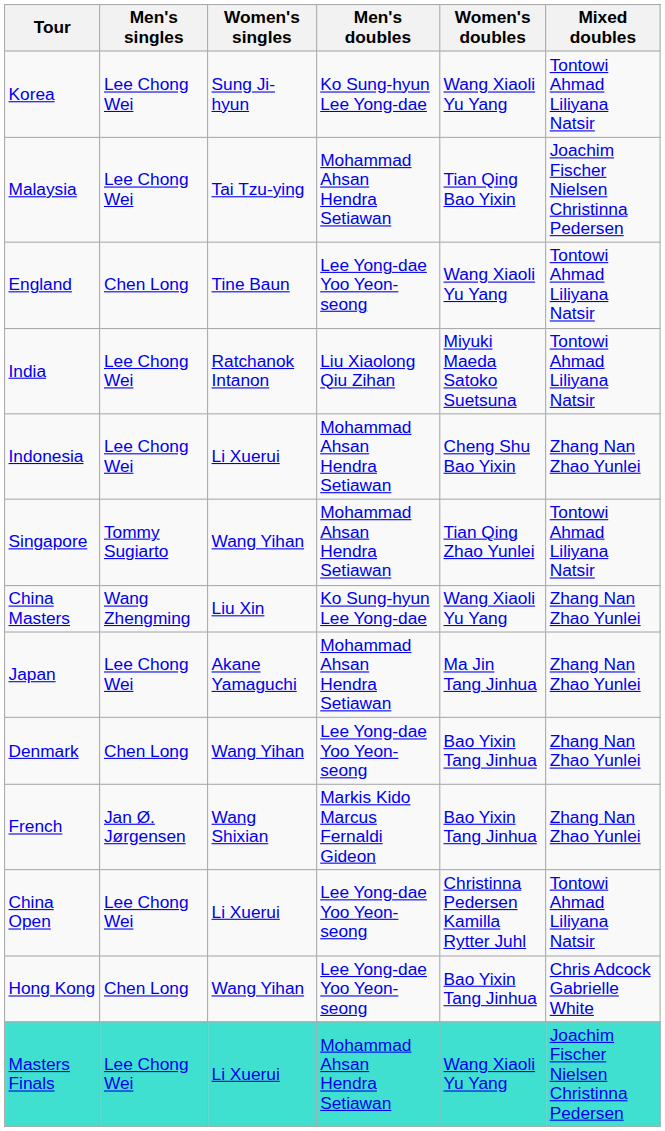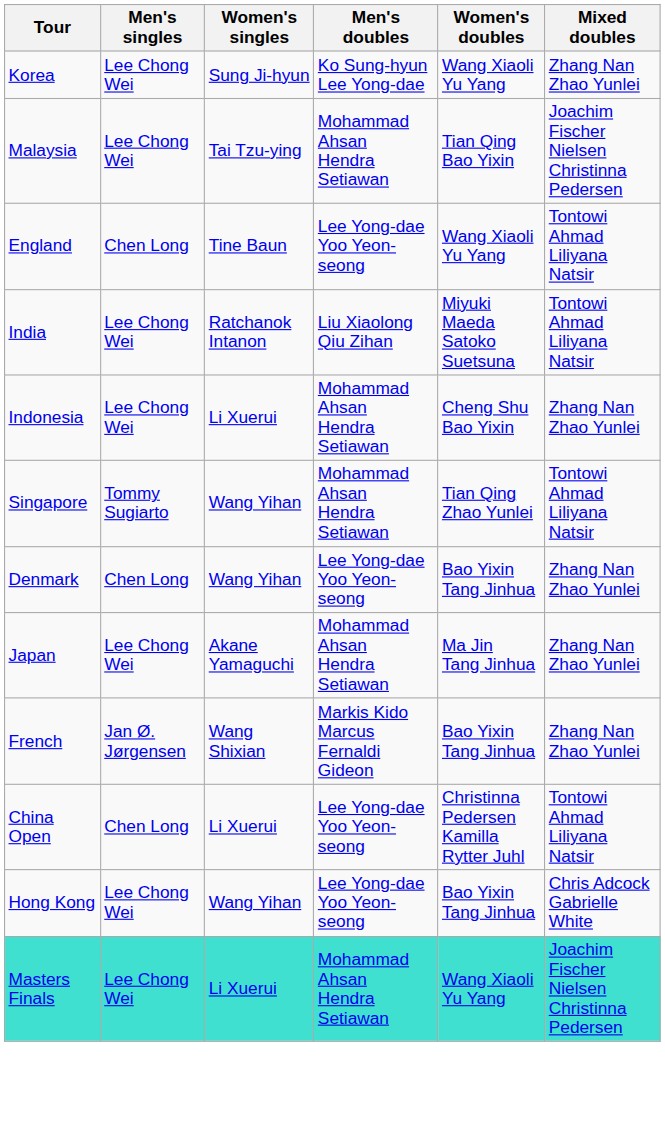(579, 94) Tontowi Ahmad Liliyana Natsir -> (594, 74) Zhang Nan Zhao Yunlei
- row: (39, 608)
rows swapped: (32, 674) <-> (44, 750)
(146, 912) Lee Chong Wei -> (147, 826) Chen Long
(146, 988) Chen Long -> (147, 902) Lee Chong Wei
